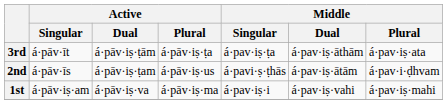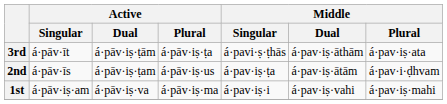(250, 52) á·pav·iṣ·ṭa -> (255, 52) á·pavi·ṣ·ṭhās
(255, 71) á·pavi·ṣ·ṭhās -> (250, 71) á·pav·iṣ·ṭa
